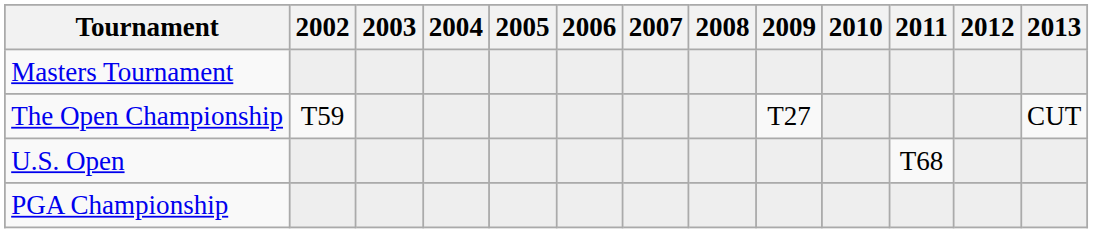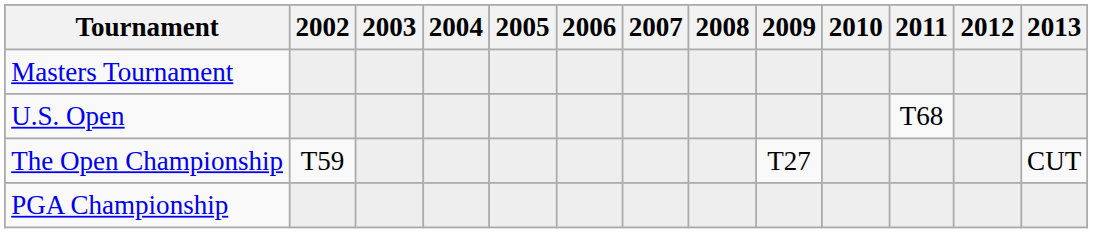rows swapped: (68, 160) <-> (147, 116)
